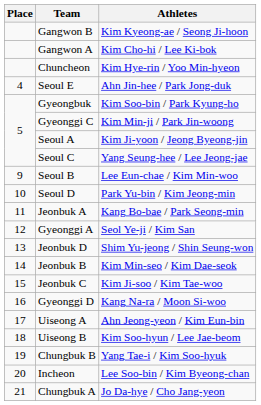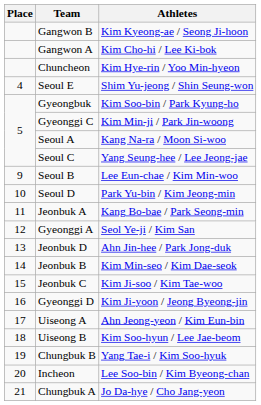(166, 85) Ahn Jin-hee / Park Jong-duk -> (177, 85) Shim Yu-jeong / Shin Seung-won
(174, 139) Kim Ji-yoon / Jeong Byeong-jin -> (164, 139) Kang Na-ra / Moon Si-woo
(177, 247) Shim Yu-jeong / Shin Seung-won -> (166, 247) Ahn Jin-hee / Park Jong-duk
(164, 301) Kang Na-ra / Moon Si-woo -> (174, 301) Kim Ji-yoon / Jeong Byeong-jin
